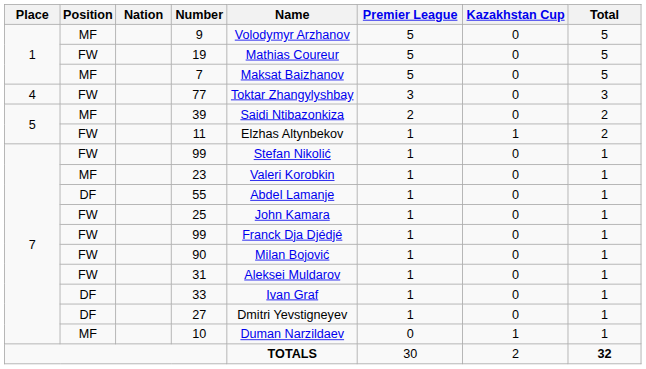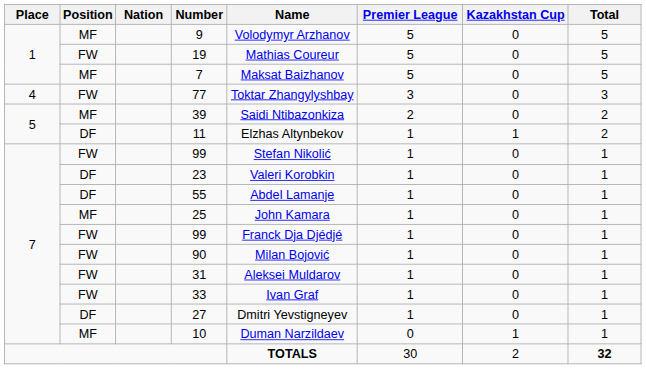(88, 134) FW -> (88, 134) DF
(88, 174) MF -> (88, 174) DF
(88, 214) FW -> (88, 214) MF
(88, 294) DF -> (88, 294) FW
